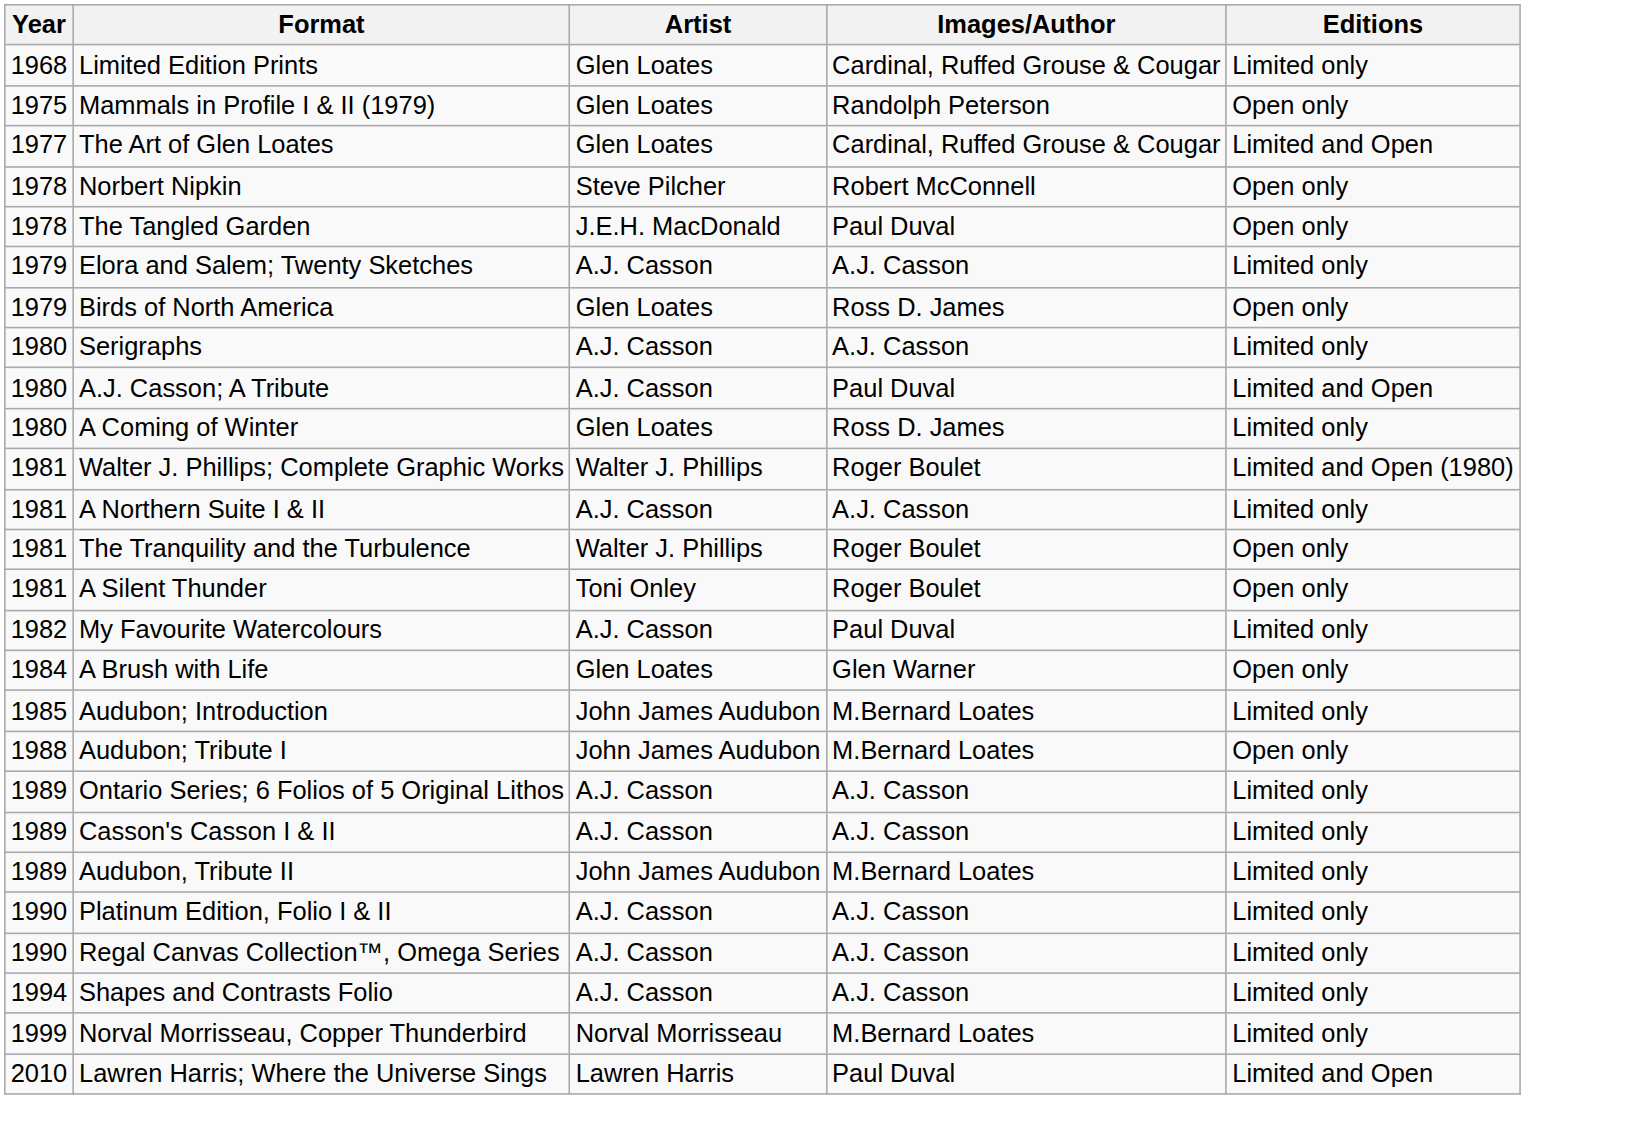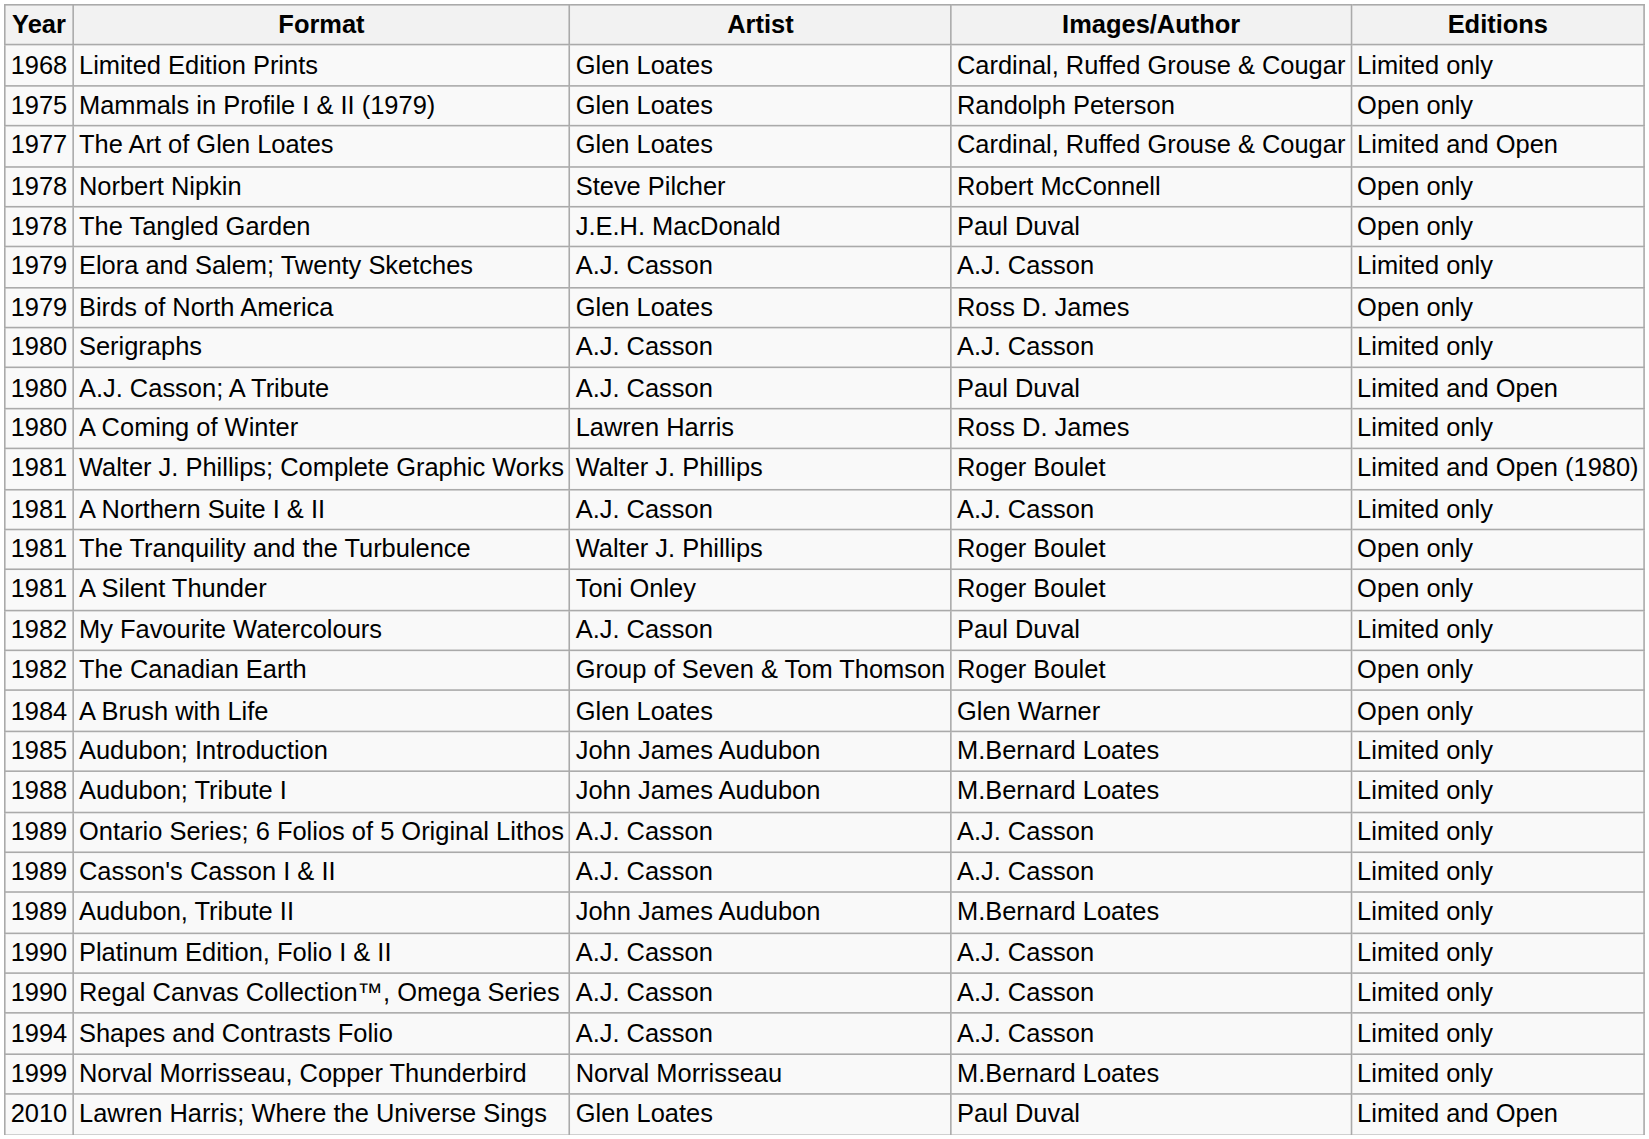(644, 428) Glen Loates -> (655, 428) Lawren Harris
+ row: (193, 670)
(1290, 750) Open only -> (1425, 791) Limited only
(655, 1073) Lawren Harris -> (644, 1114) Glen Loates
